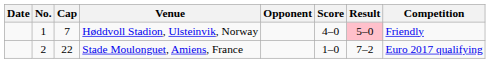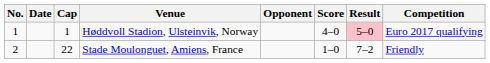columns swapped: (43, 13) <-> (18, 13)
(67, 31) 7 -> (67, 31) 1
(405, 31) Friendly -> (434, 31) Euro 2017 qualifying
(434, 49) Euro 2017 qualifying -> (405, 49) Friendly
